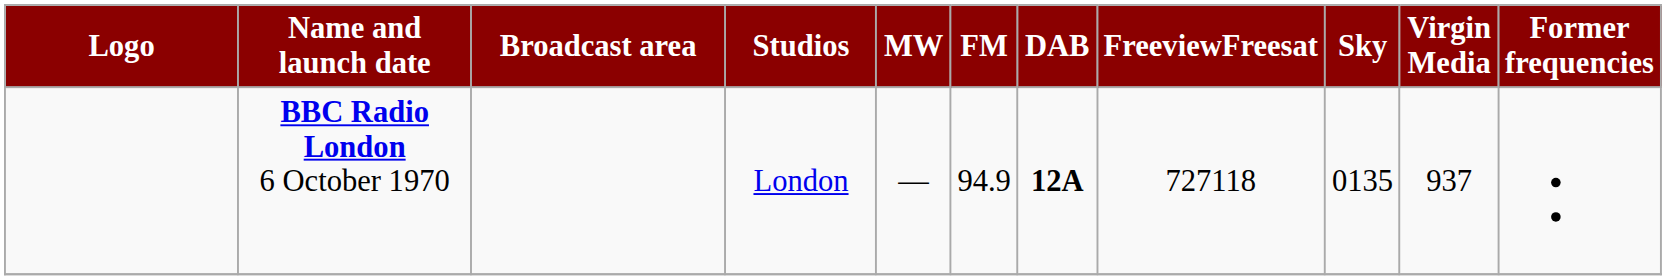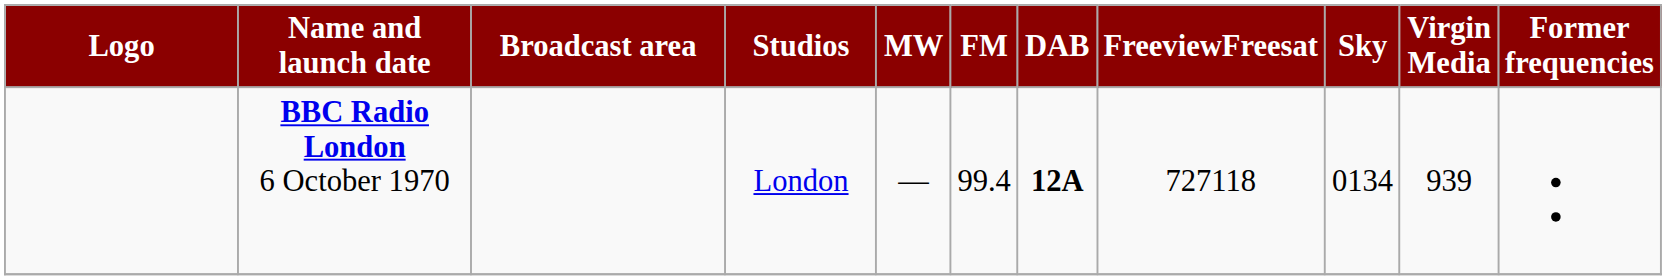(984, 180) 94.9 -> (984, 180) 99.4
(1363, 180) 0135 -> (1363, 180) 0134
(1449, 180) 937 -> (1449, 180) 939
